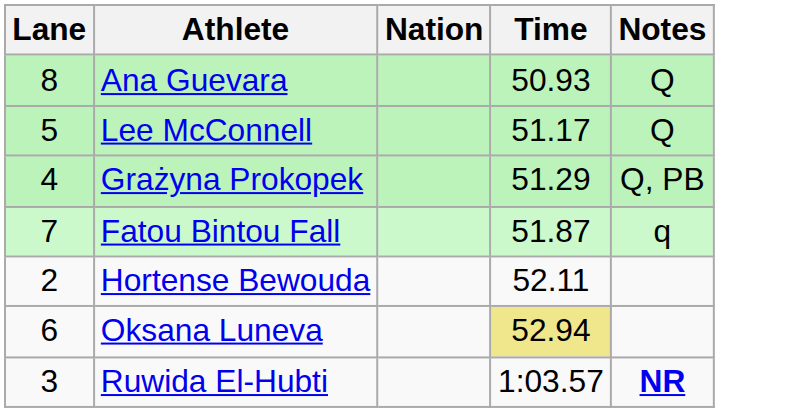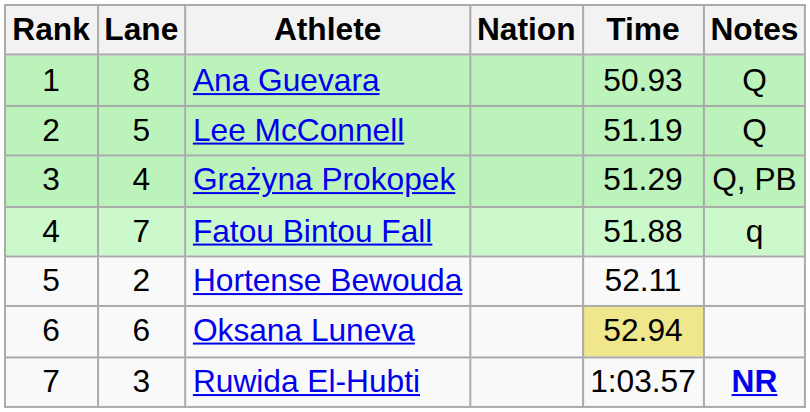+ column: (51, 29)
(551, 130) 51.17 -> (643, 130) 51.19
(551, 230) 51.87 -> (643, 230) 51.88
